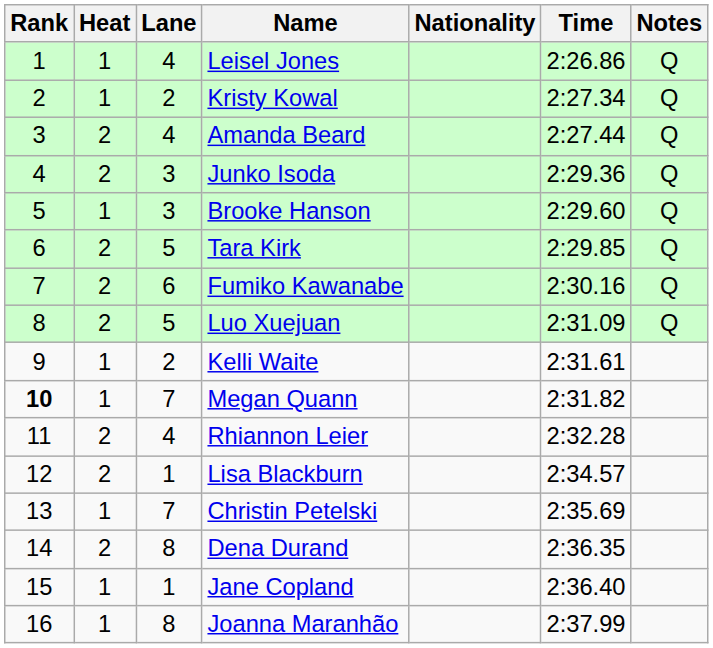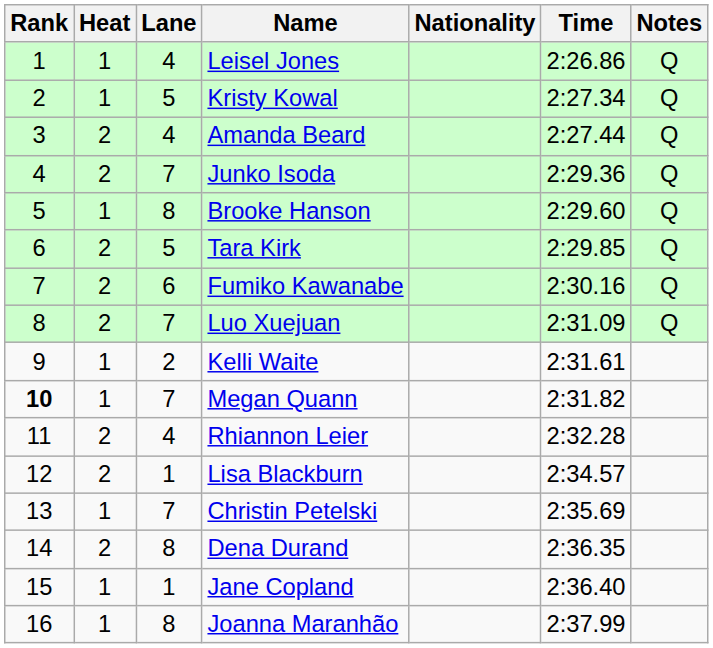(169, 98) 2 -> (169, 98) 5
(169, 173) 3 -> (169, 173) 7
(169, 211) 3 -> (169, 211) 8
(169, 323) 5 -> (169, 323) 7
